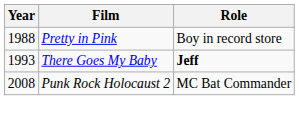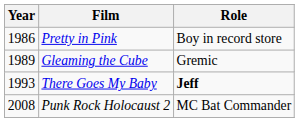(21, 38) 1988 -> (21, 38) 1986
+ row: (95, 61)
